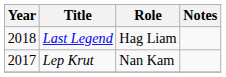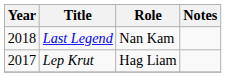(148, 38) Hag Liam -> (147, 38) Nan Kam
(147, 60) Nan Kam -> (148, 60) Hag Liam
